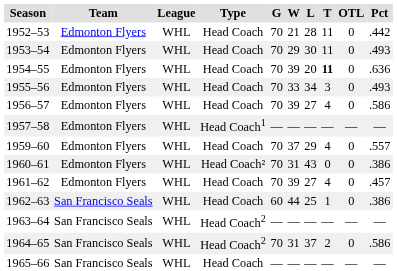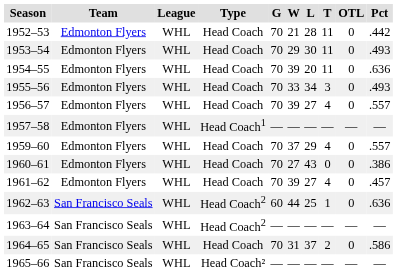(327, 68) bold -> (327, 68) normal
(380, 105) .586 -> (380, 105) .557
(233, 164) Head Coach² -> (233, 164) Head Coach
(294, 164) 31 -> (294, 164) 27
(233, 201) Head Coach -> (233, 203) Head Coach2
(380, 201) .386 -> (380, 203) .636
(233, 243) Head Coach2 -> (233, 245) Head Coach
(233, 263) Head Coach -> (233, 263) Head Coach²
